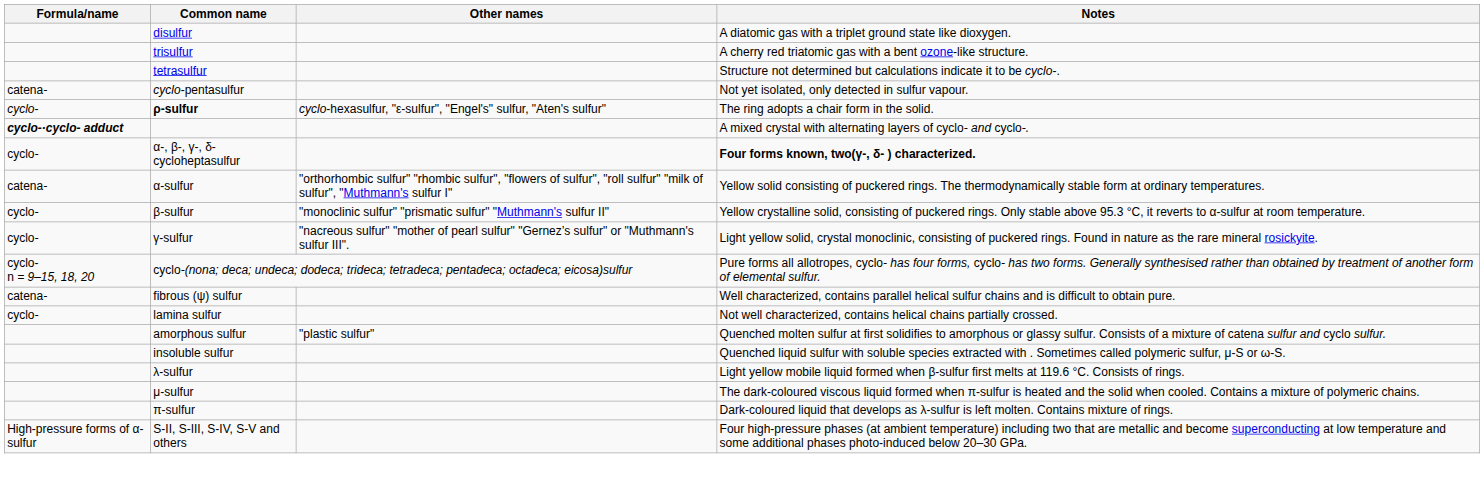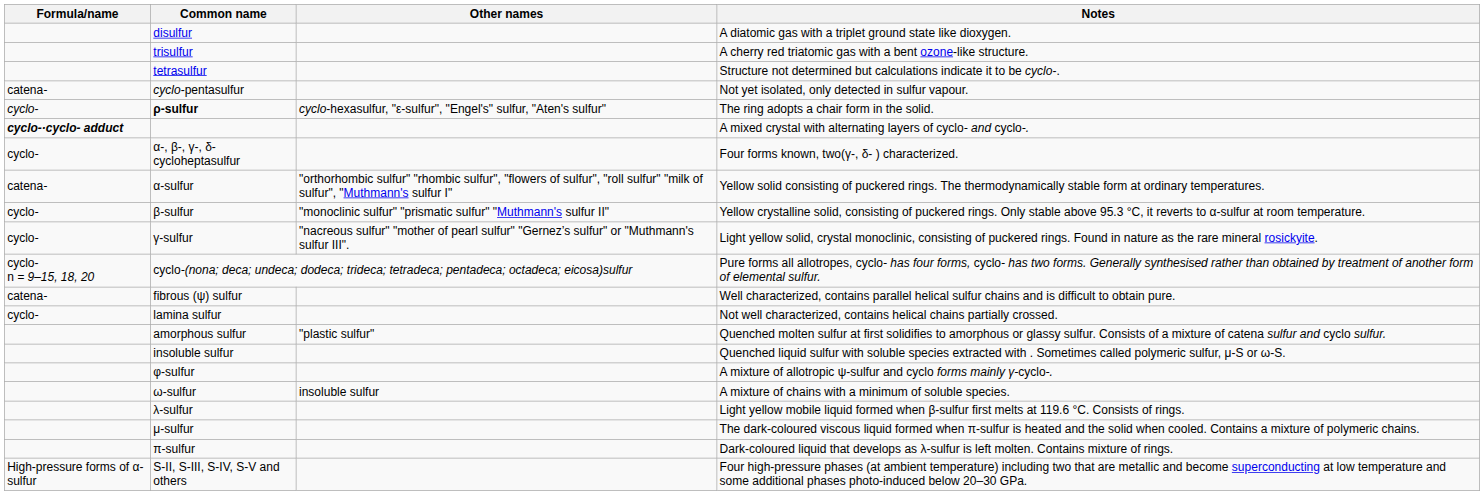(848, 153) bold -> (839, 153) normal
+ row: (174, 372)
+ row: (175, 391)
